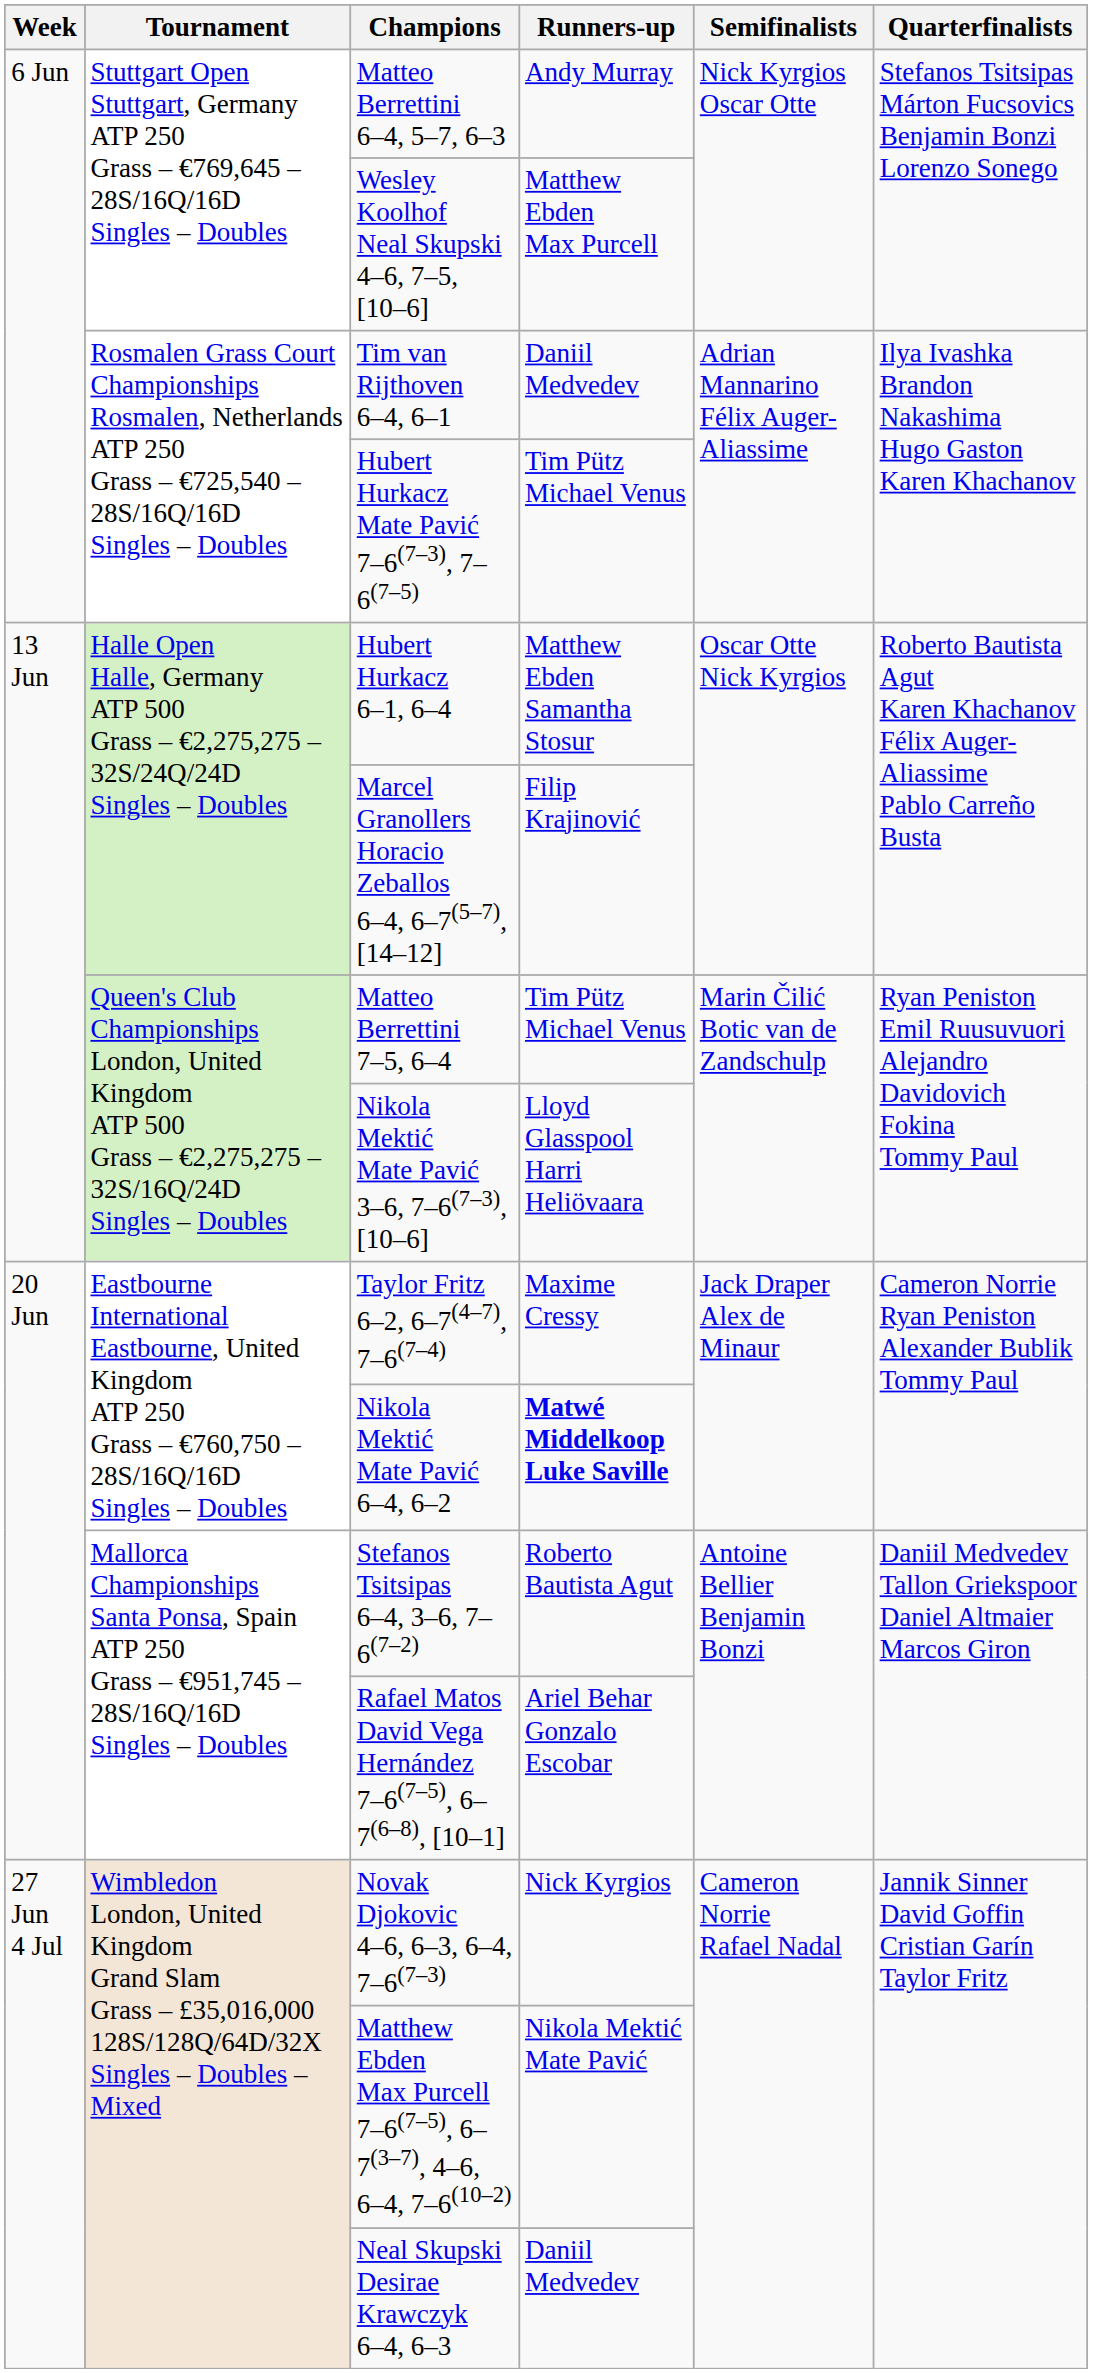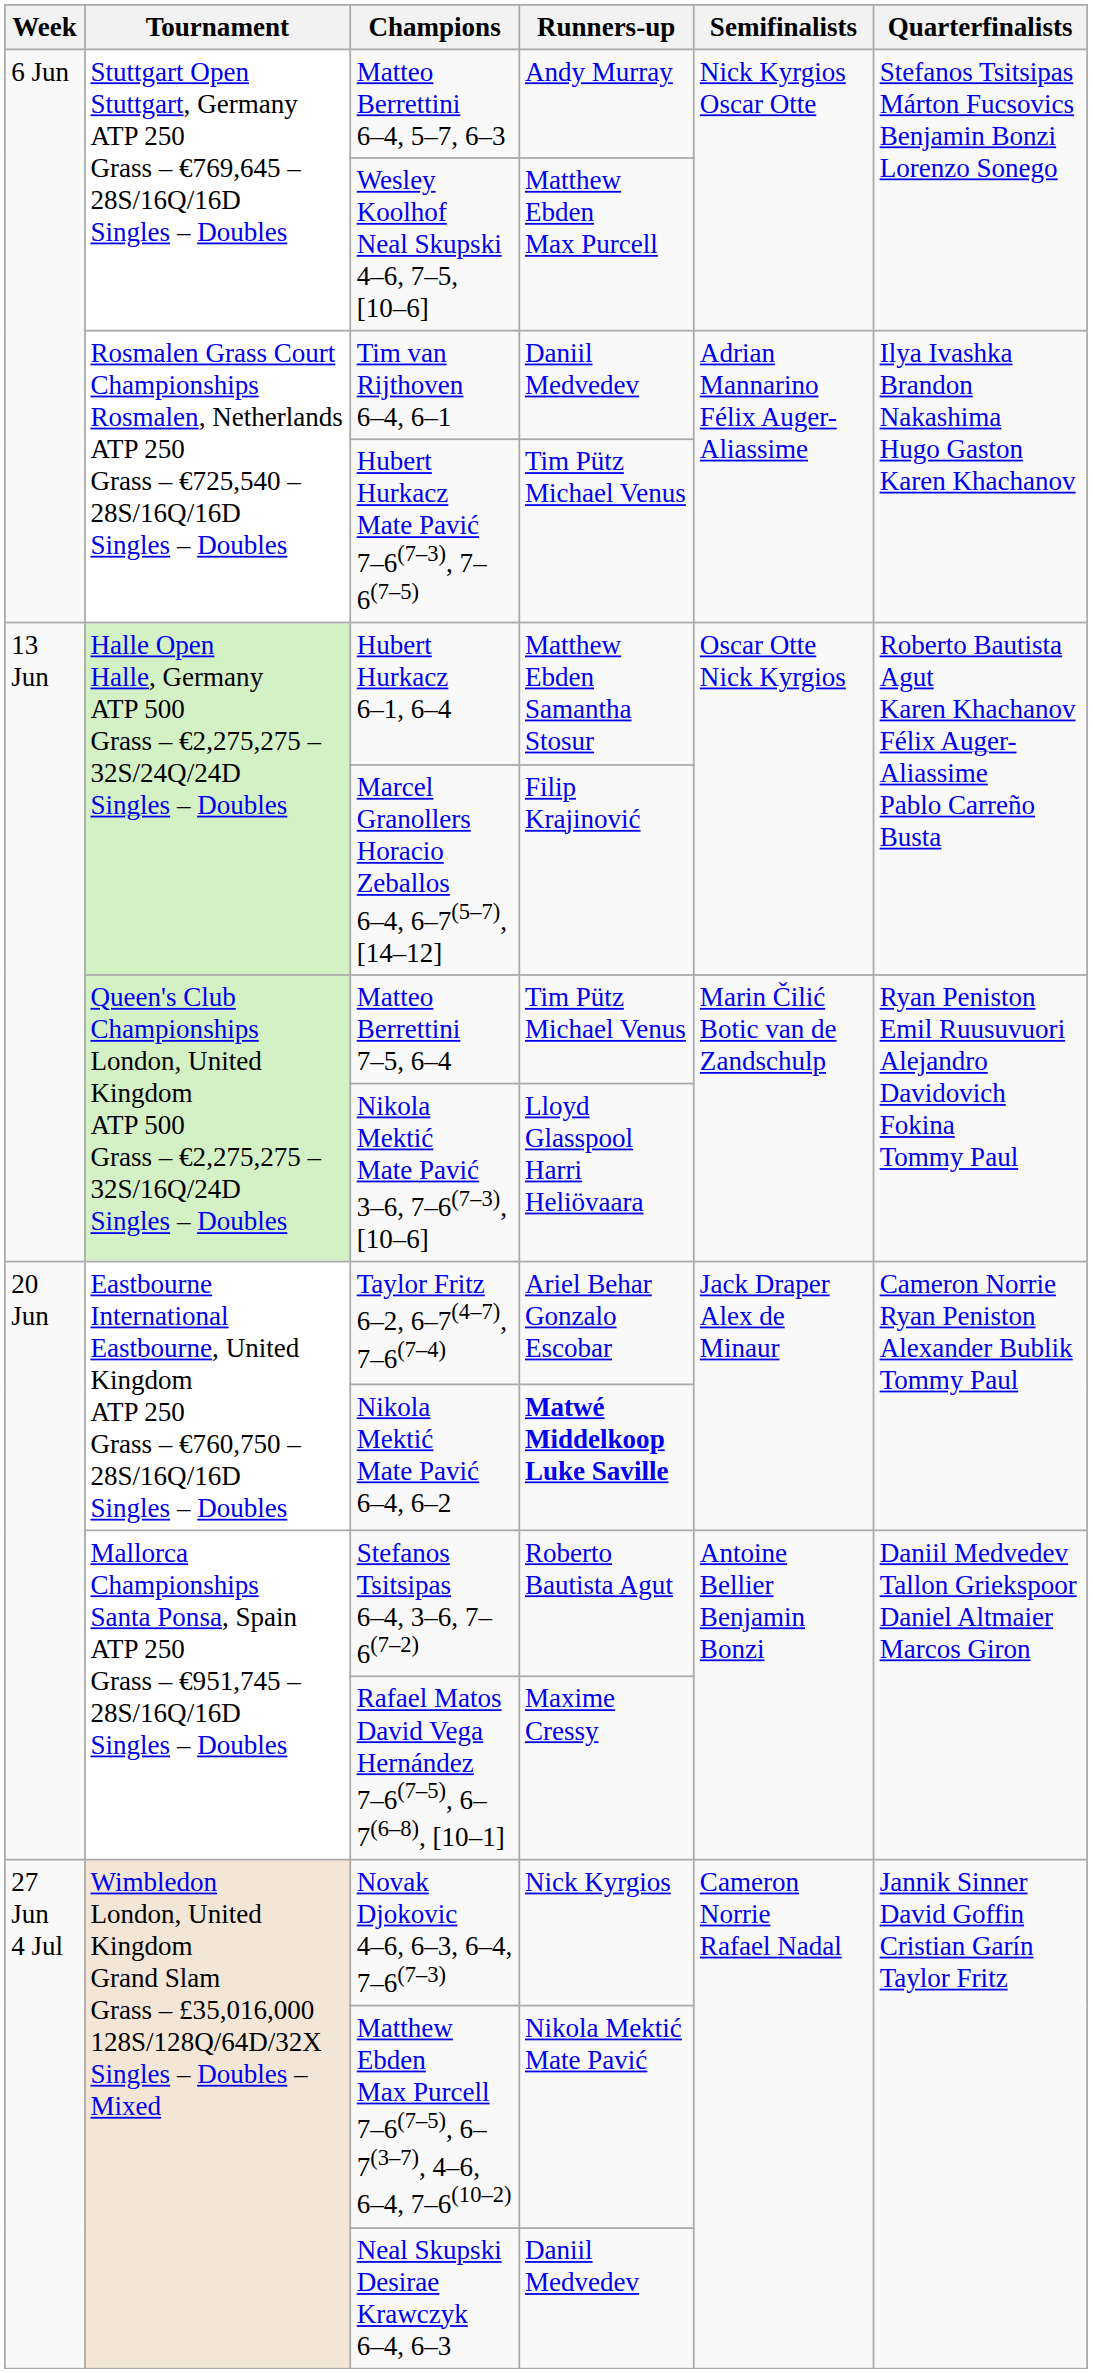(570, 1299) Maxime Cressy -> (588, 1315) Ariel Behar Gonzalo Escobar
(588, 1730) Ariel Behar Gonzalo Escobar -> (570, 1714) Maxime Cressy
